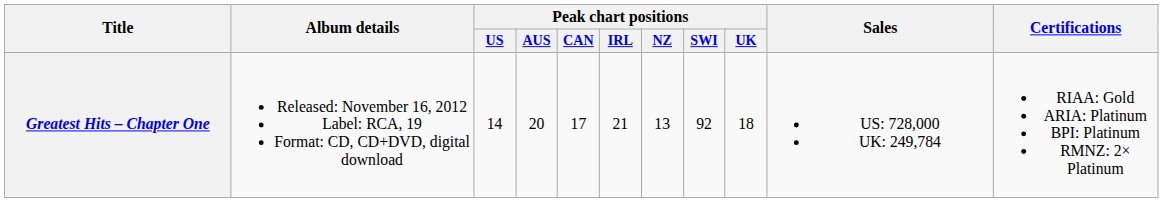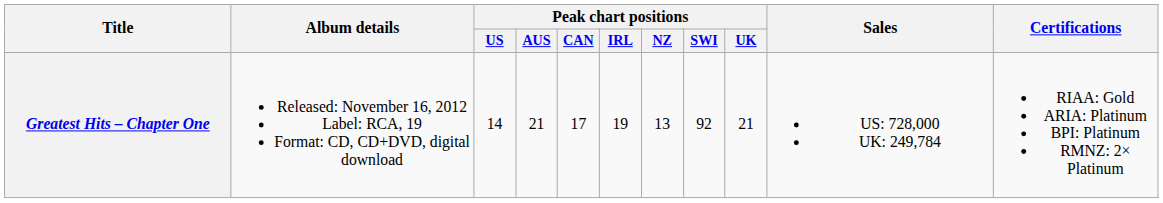(537, 124) 20 -> (537, 124) 21
(620, 124) 21 -> (620, 124) 19
(746, 124) 18 -> (746, 124) 21
